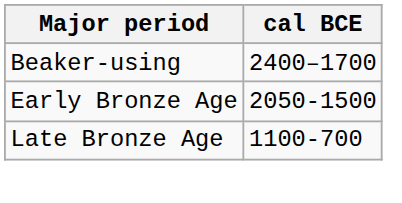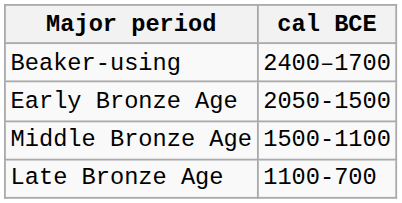+ row: (131, 140)
